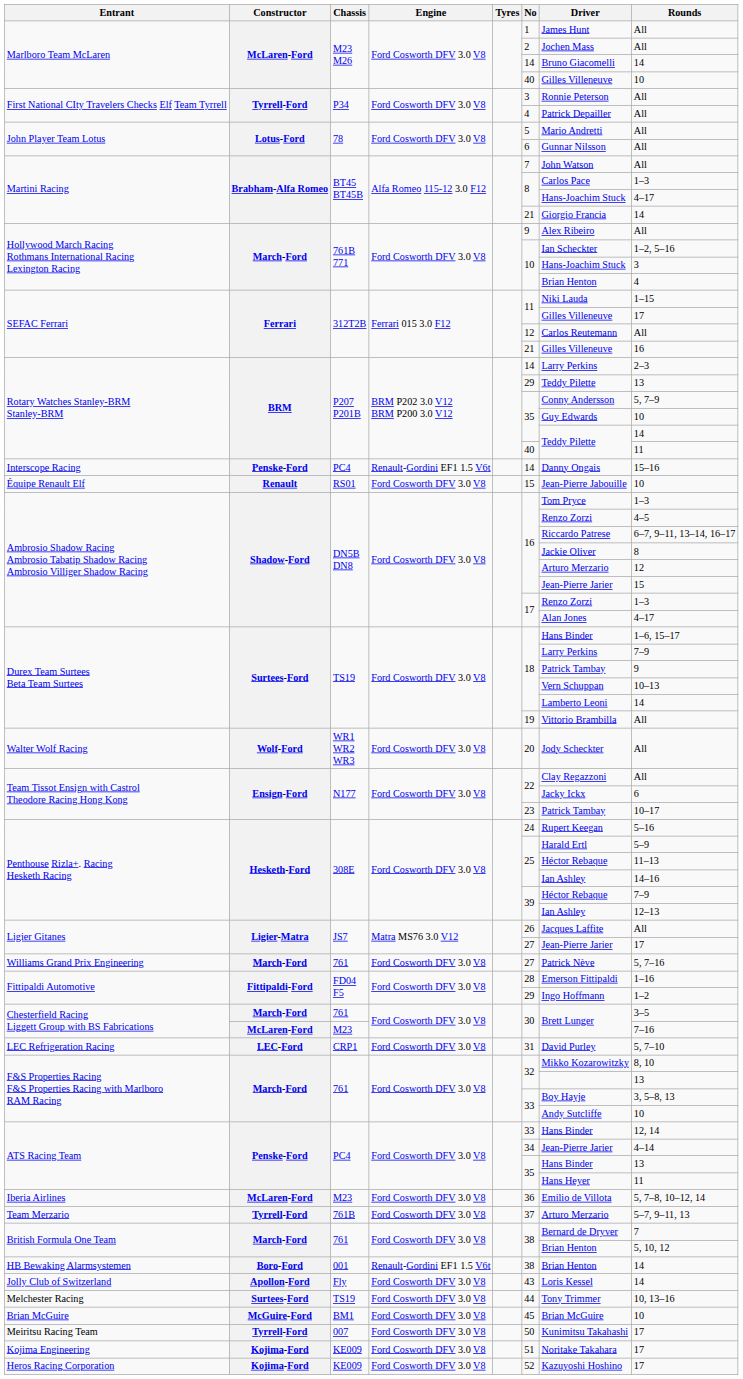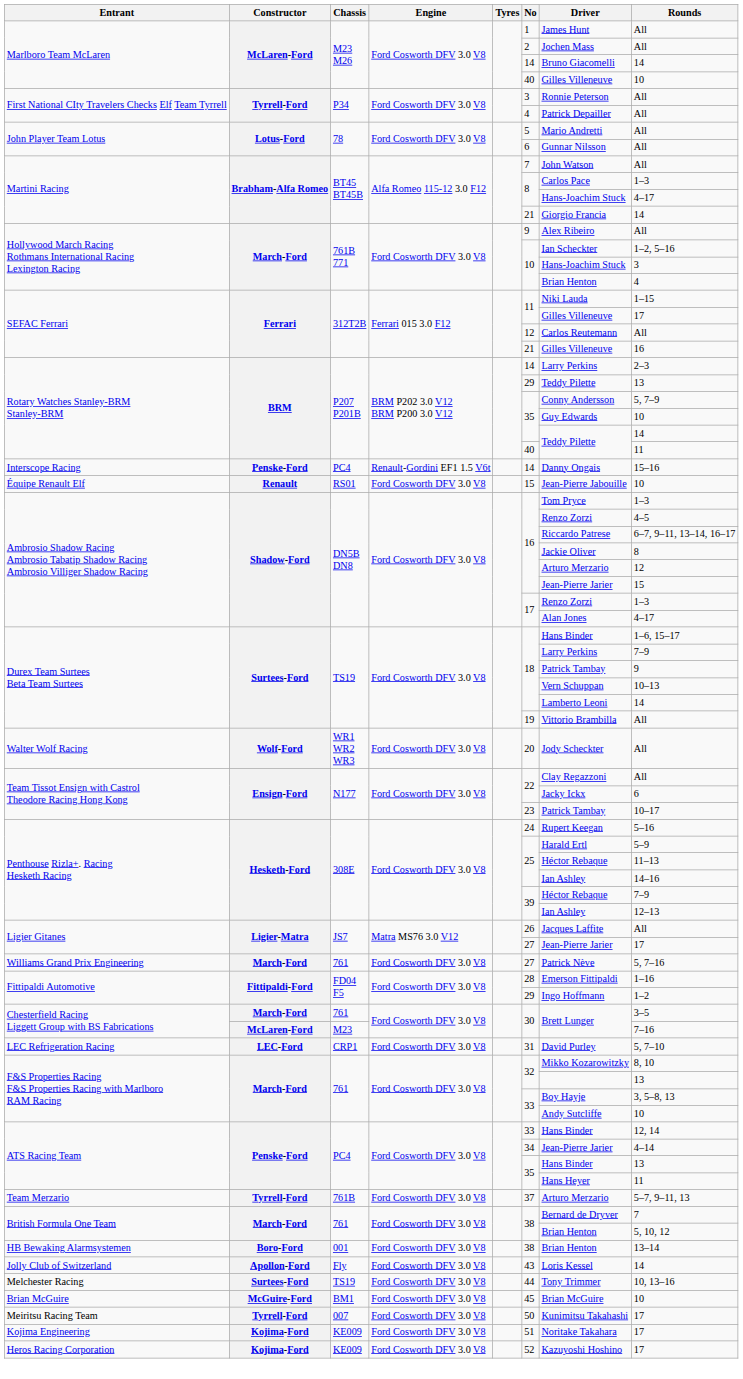- row: (36, 1197)
(431, 1264) Renault-Gordini EF1 1.5 V6t -> (428, 1248) Ford Cosworth DFV 3.0 V8
(639, 1264) 14 -> (647, 1248) 13–14
